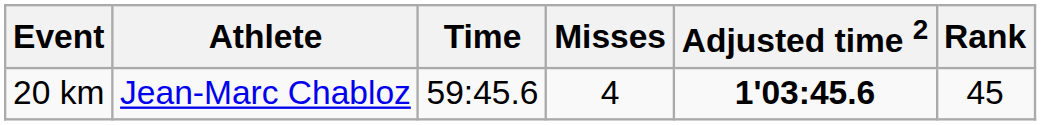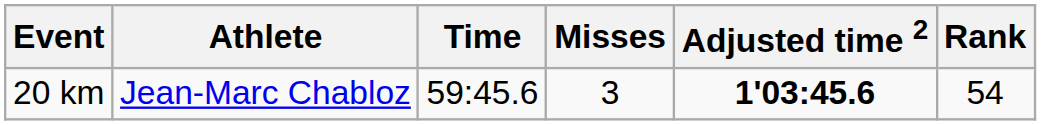(610, 94) 4 -> (610, 94) 3
(985, 94) 45 -> (985, 94) 54
